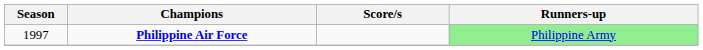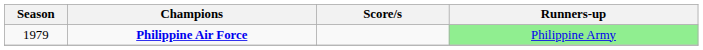(36, 34) 1997 -> (36, 34) 1979
